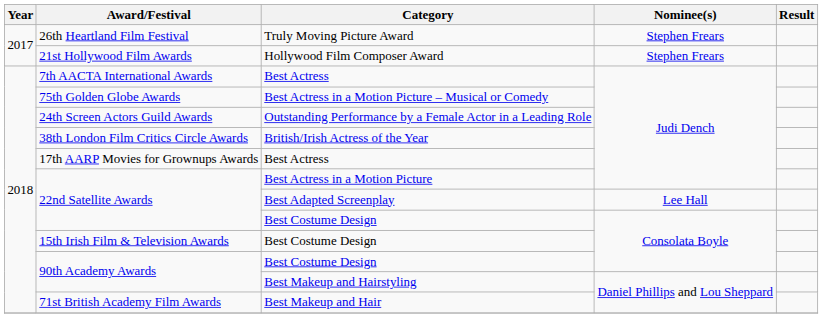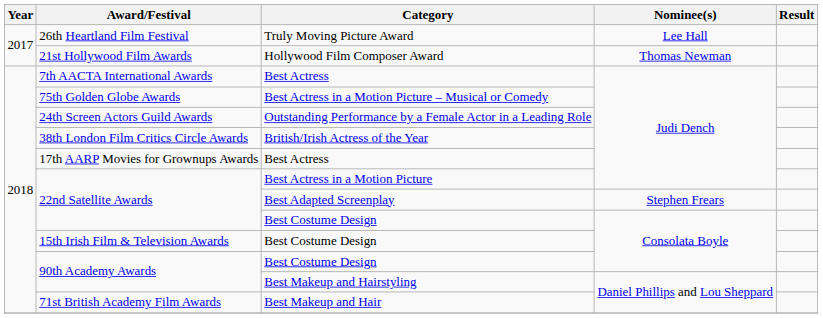(685, 35) Stephen Frears -> (685, 35) Lee Hall
(685, 55) Stephen Frears -> (685, 55) Thomas Newman
(685, 199) Lee Hall -> (685, 199) Stephen Frears
